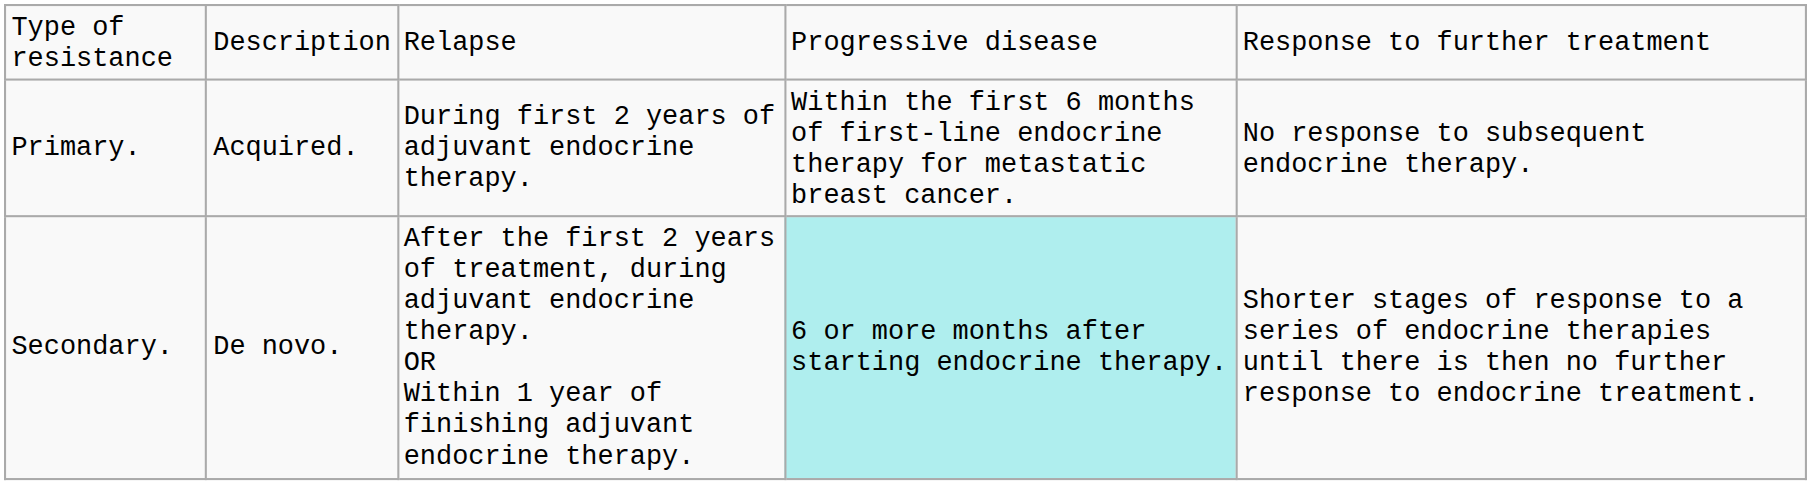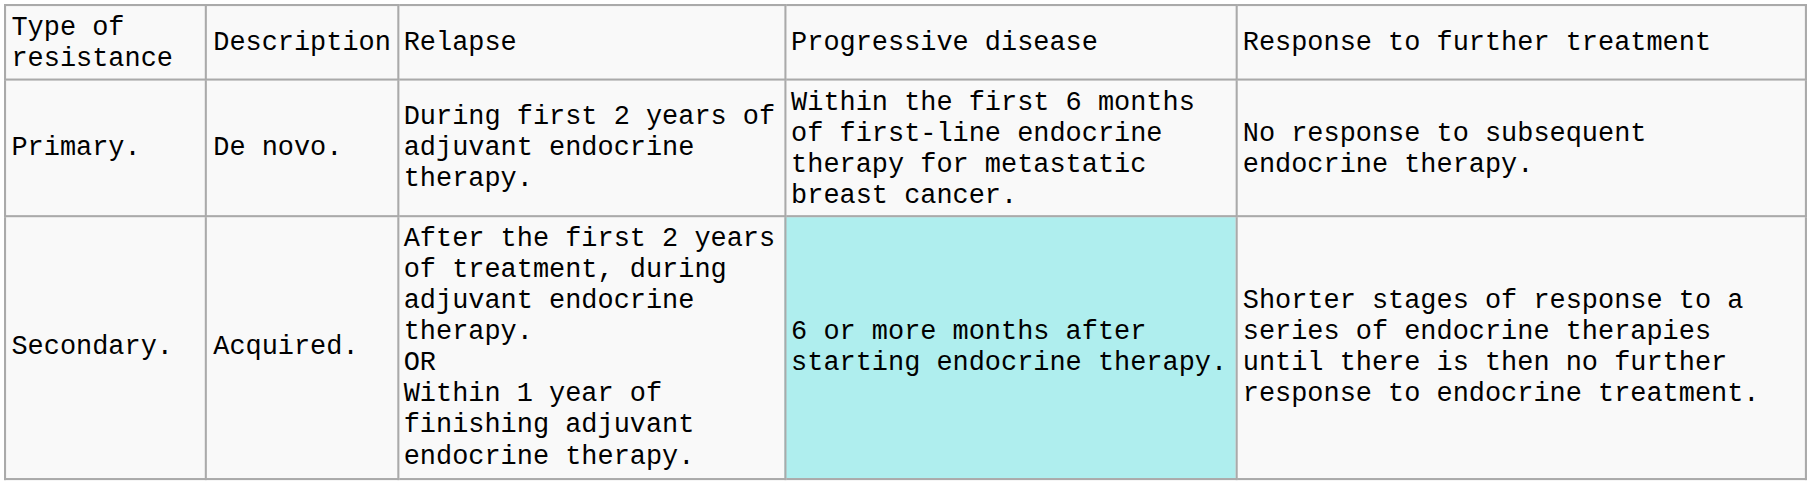(286, 148) Acquired. -> (278, 148) De novo.
(278, 348) De novo. -> (286, 348) Acquired.
